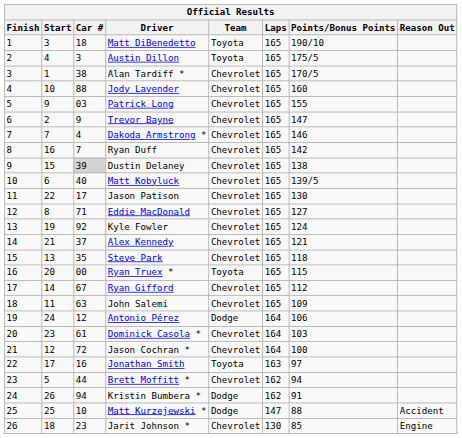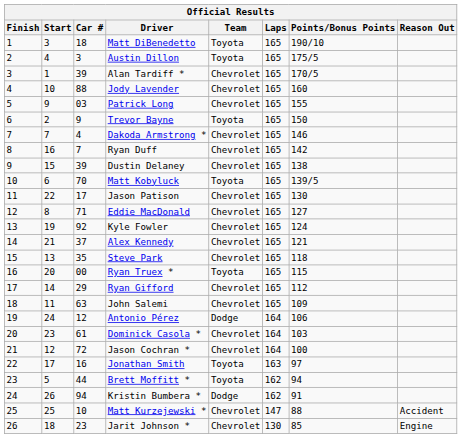(81, 73) 38 -> (81, 73) 39
(236, 119) Chevrolet -> (227, 119) Toyota
(299, 119) 147 -> (299, 119) 150
(81, 165) lightgrey background -> (81, 165) no background
(81, 180) 40 -> (81, 180) 70
(236, 180) Chevrolet -> (227, 180) Toyota
(81, 288) 67 -> (81, 288) 29
(236, 380) Chevrolet -> (227, 380) Toyota
(225, 410) Dodge -> (236, 410) Chevrolet
